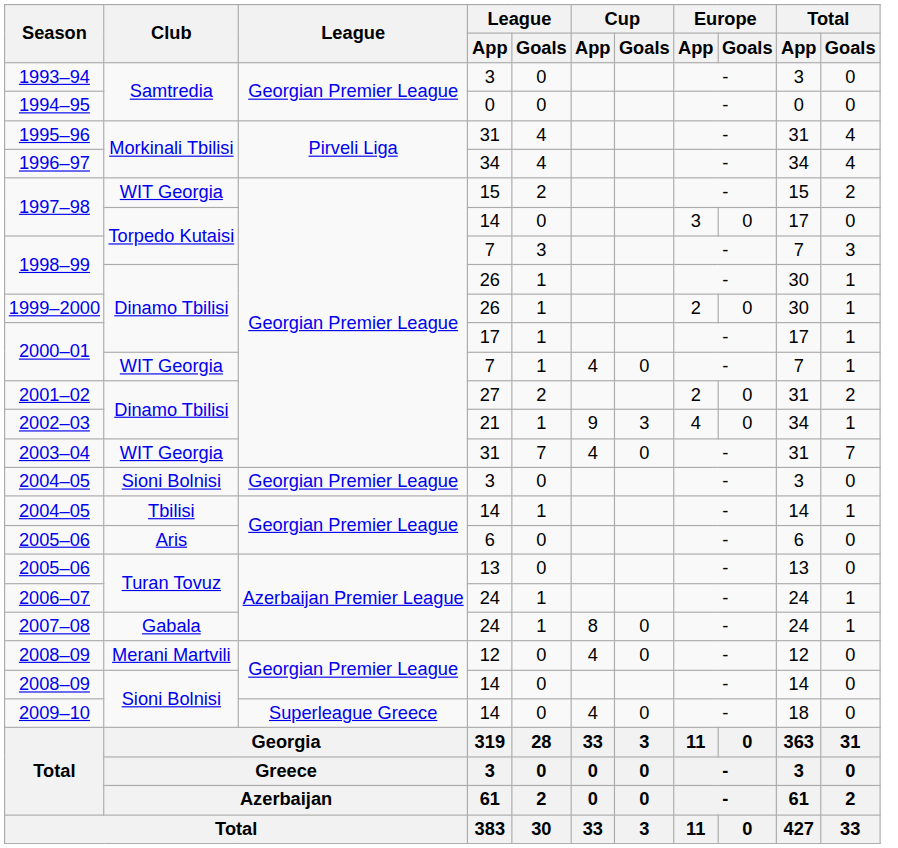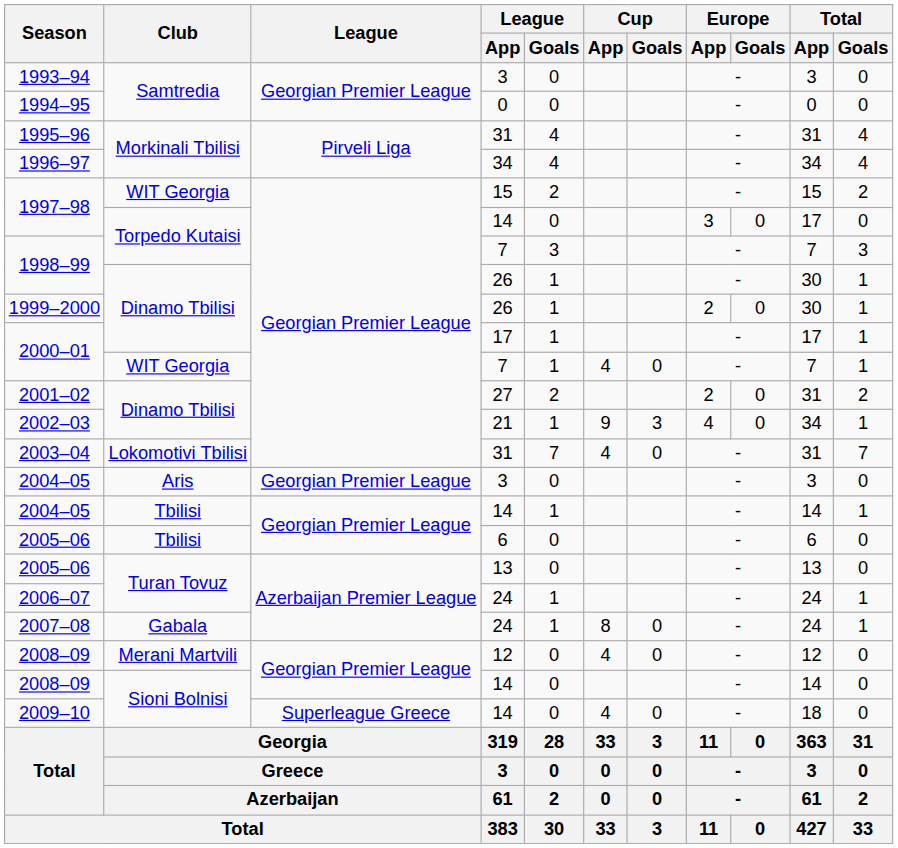(171, 452) WIT Georgia -> (178, 452) Lokomotivi Tbilisi
(171, 481) Sioni Bolnisi -> (178, 481) Aris
(171, 539) Aris -> (178, 539) Tbilisi
